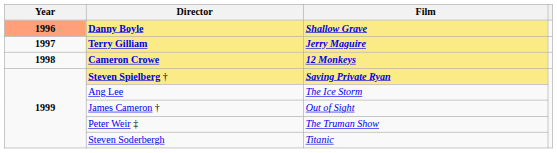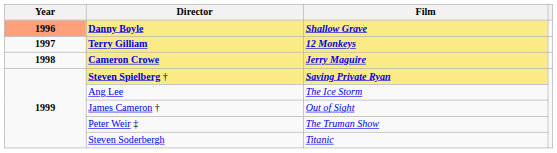(336, 44) Jerry Maguire -> (331, 44) 12 Monkeys
(331, 60) 12 Monkeys -> (336, 60) Jerry Maguire
